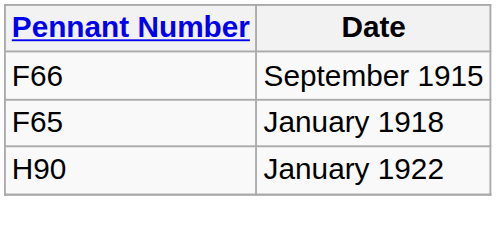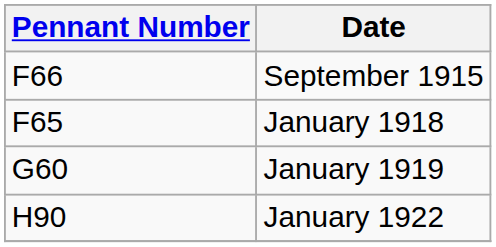+ row: (354, 169)
